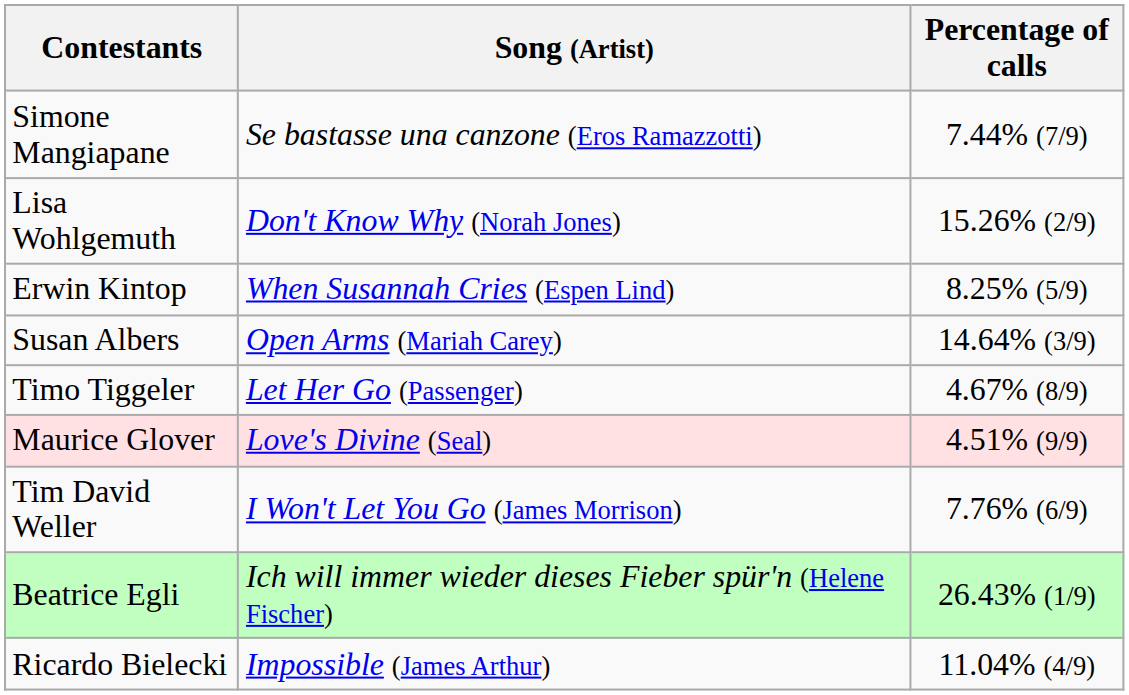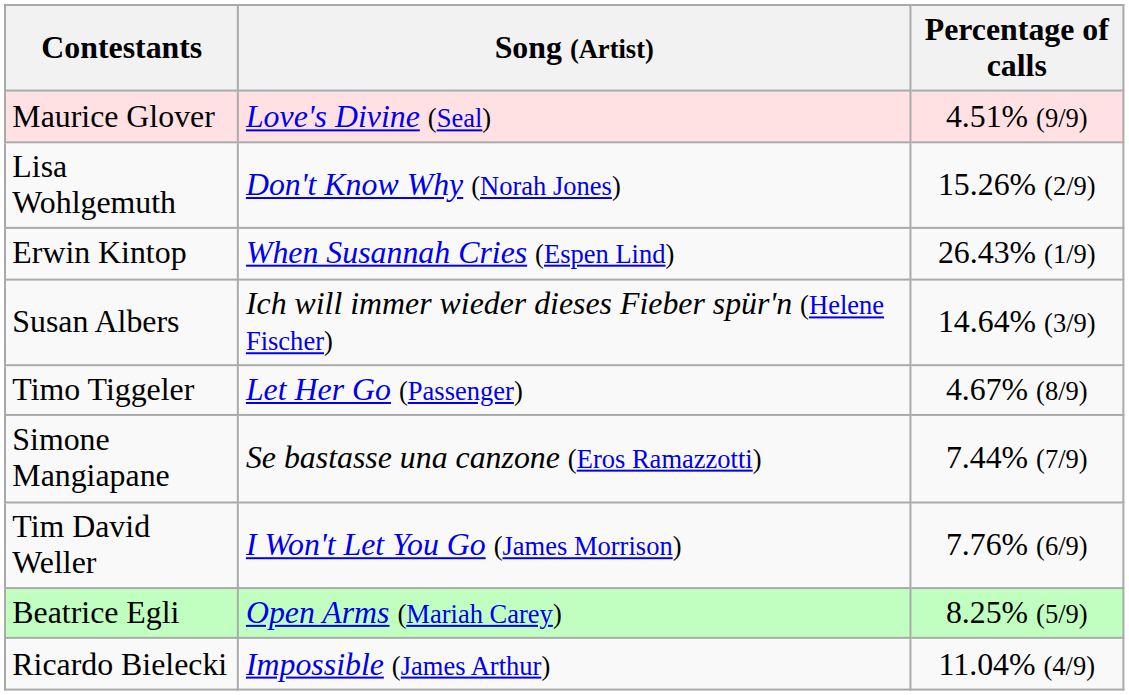rows swapped: (114, 440) <-> (91, 133)
(1017, 288) 8.25% (5/9) -> (1017, 252) 26.43% (1/9)
(404, 339) Open Arms (Mariah Carey) -> (565, 321) Ich will immer wieder dieses Fieber spür'n (Helene Fischer)
(565, 594) Ich will immer wieder dieses Fieber spür'n (Helene Fischer) -> (404, 612) Open Arms (Mariah Carey)
(1017, 594) 26.43% (1/9) -> (1017, 612) 8.25% (5/9)
